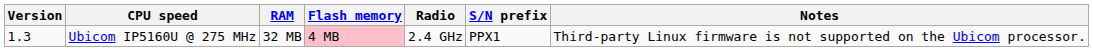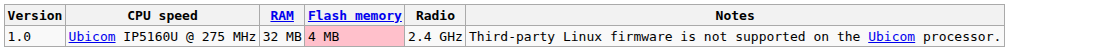- column: (508, 15)
(19, 36) 1.3 -> (19, 36) 1.0
